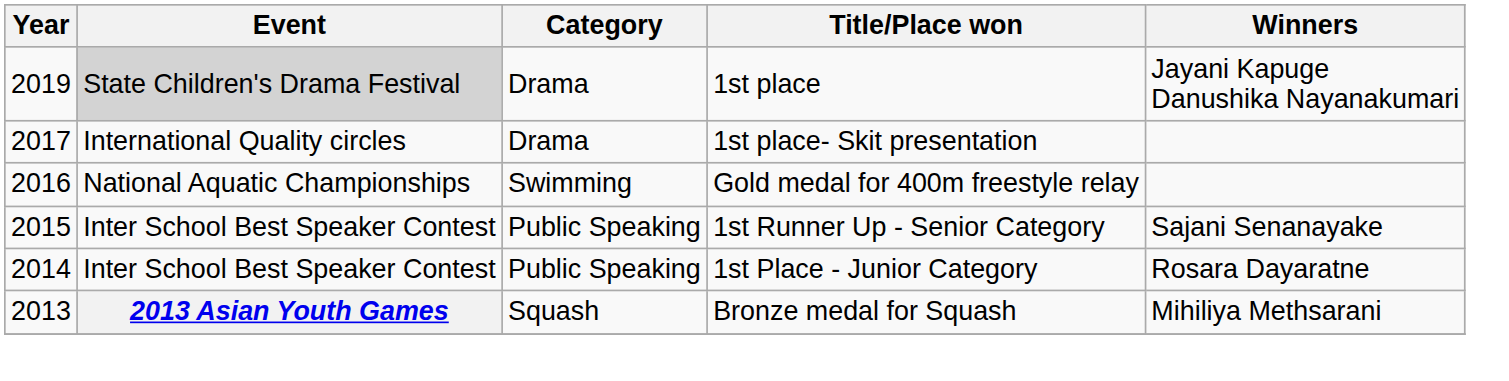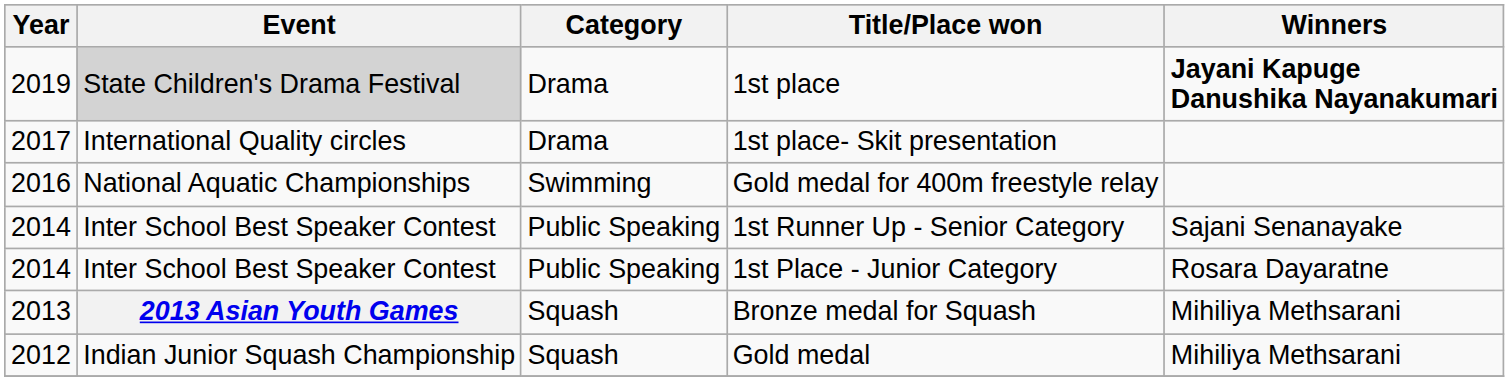(1305, 83) normal -> (1334, 83) bold
(41, 226) 2015 -> (41, 226) 2014
+ row: (801, 354)
